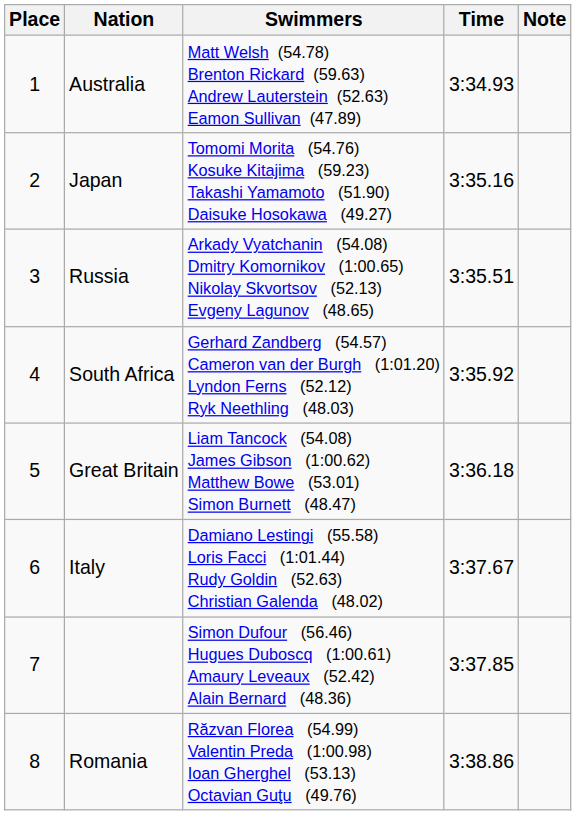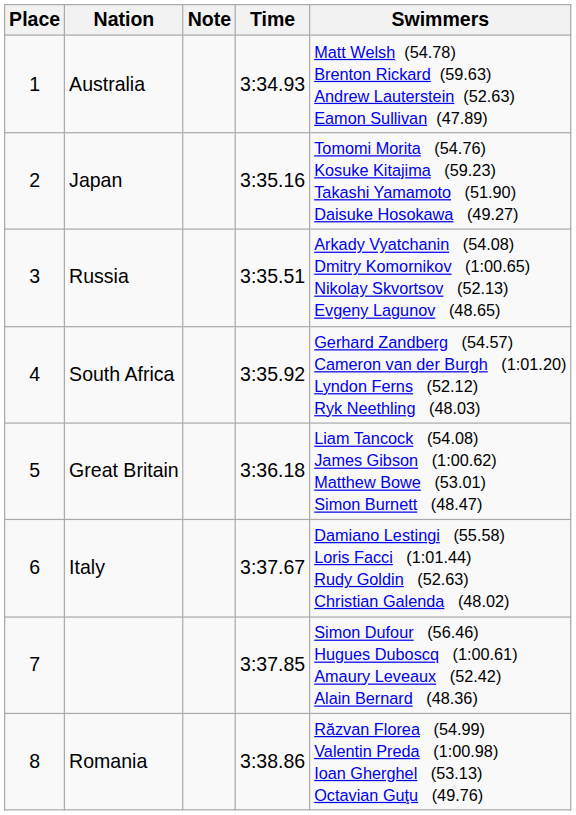columns swapped: (314, 19) <-> (545, 19)
